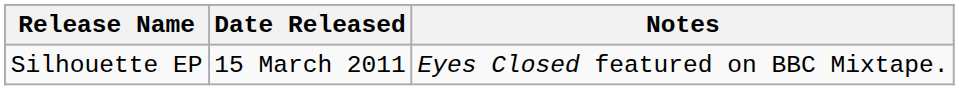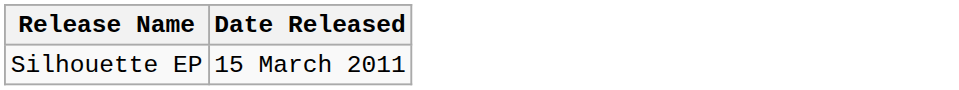- column: (683, 25)
